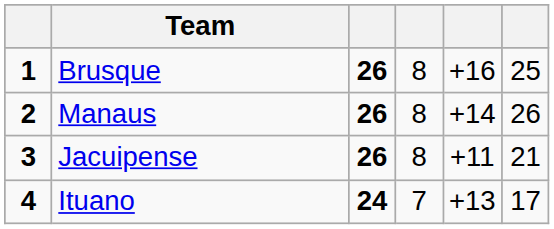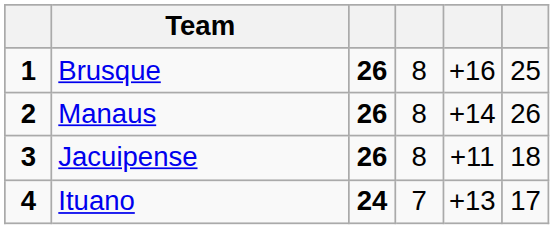(525, 157) 21 -> (525, 157) 18
